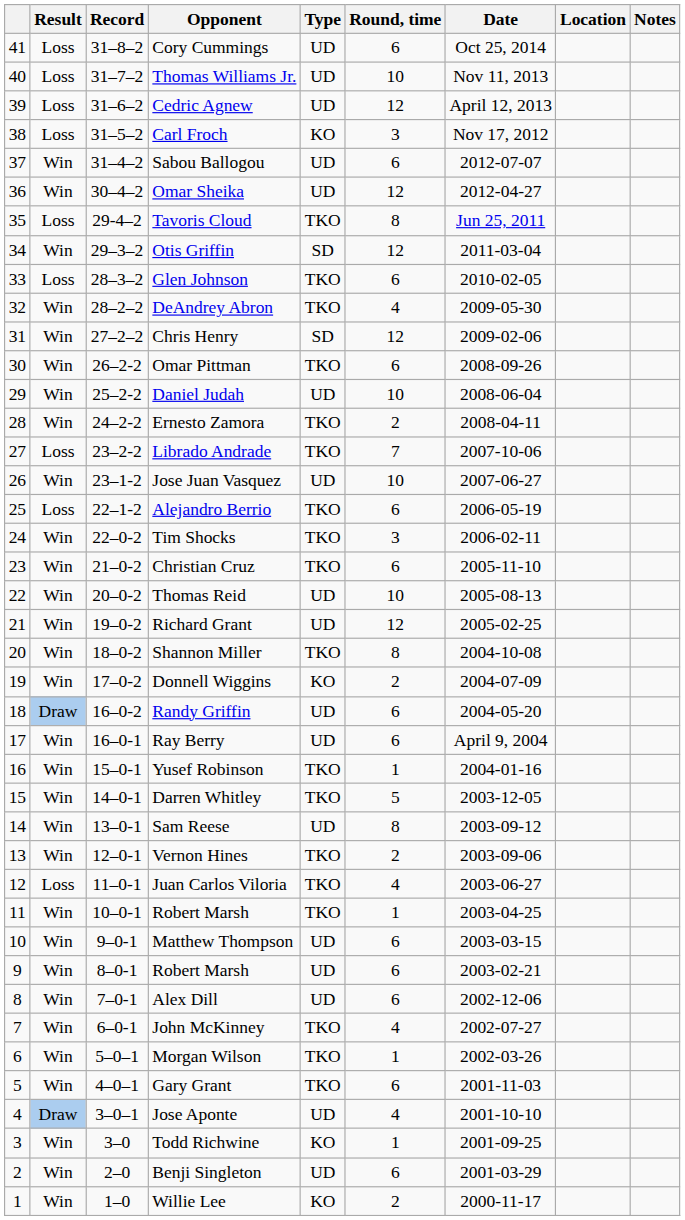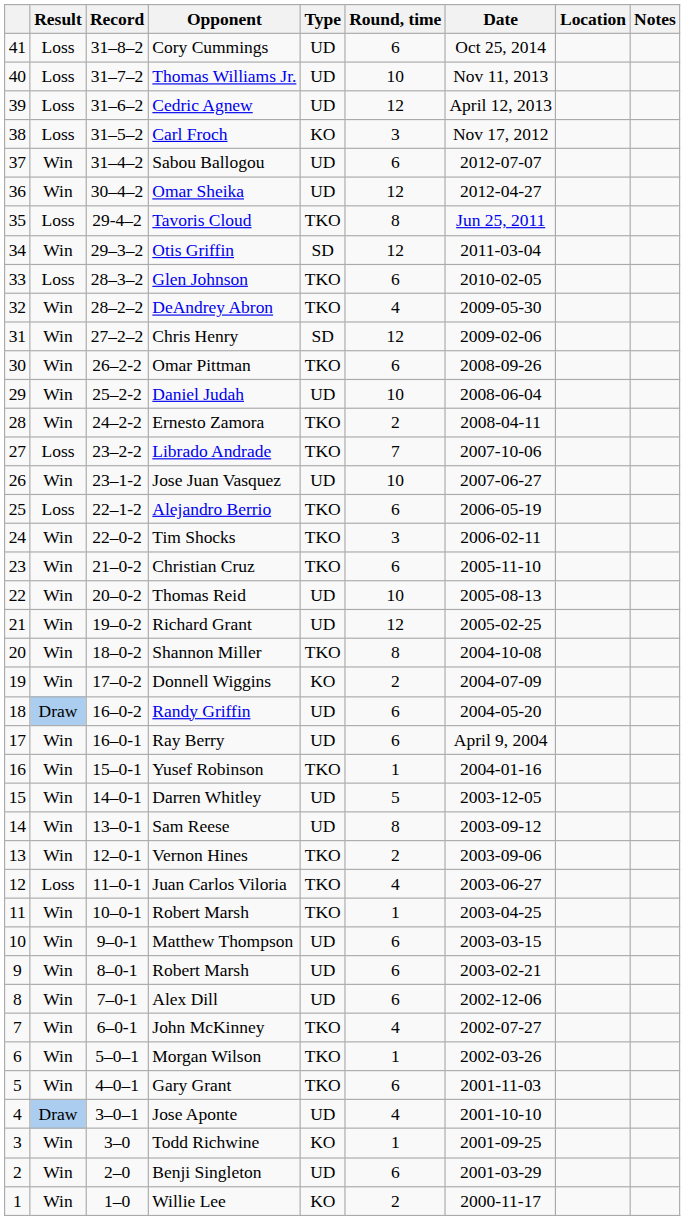(323, 797) TKO -> (323, 797) UD
